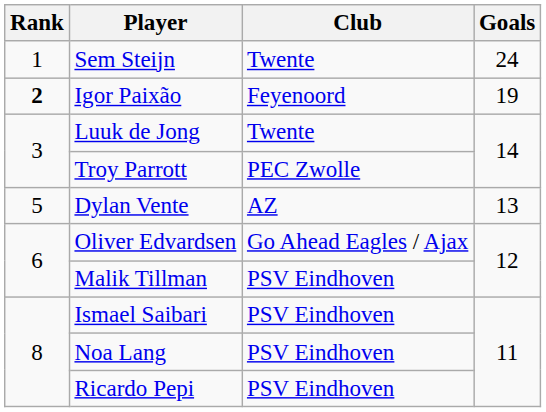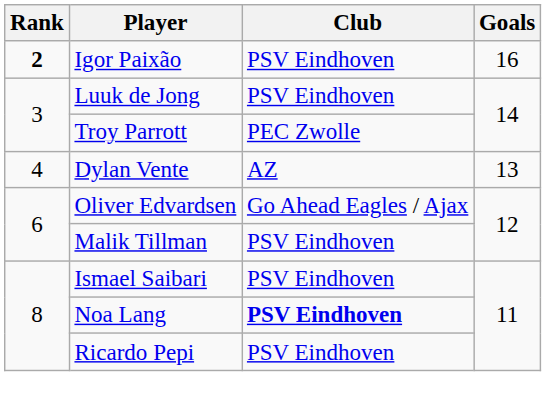- row: (125, 59)
(296, 95) Feyenoord -> (321, 59) PSV Eindhoven
(507, 95) 19 -> (507, 59) 16
(281, 132) Twente -> (321, 95) PSV Eindhoven
(37, 205) 5 -> (37, 168) 4
(321, 351) normal -> (325, 315) bold
